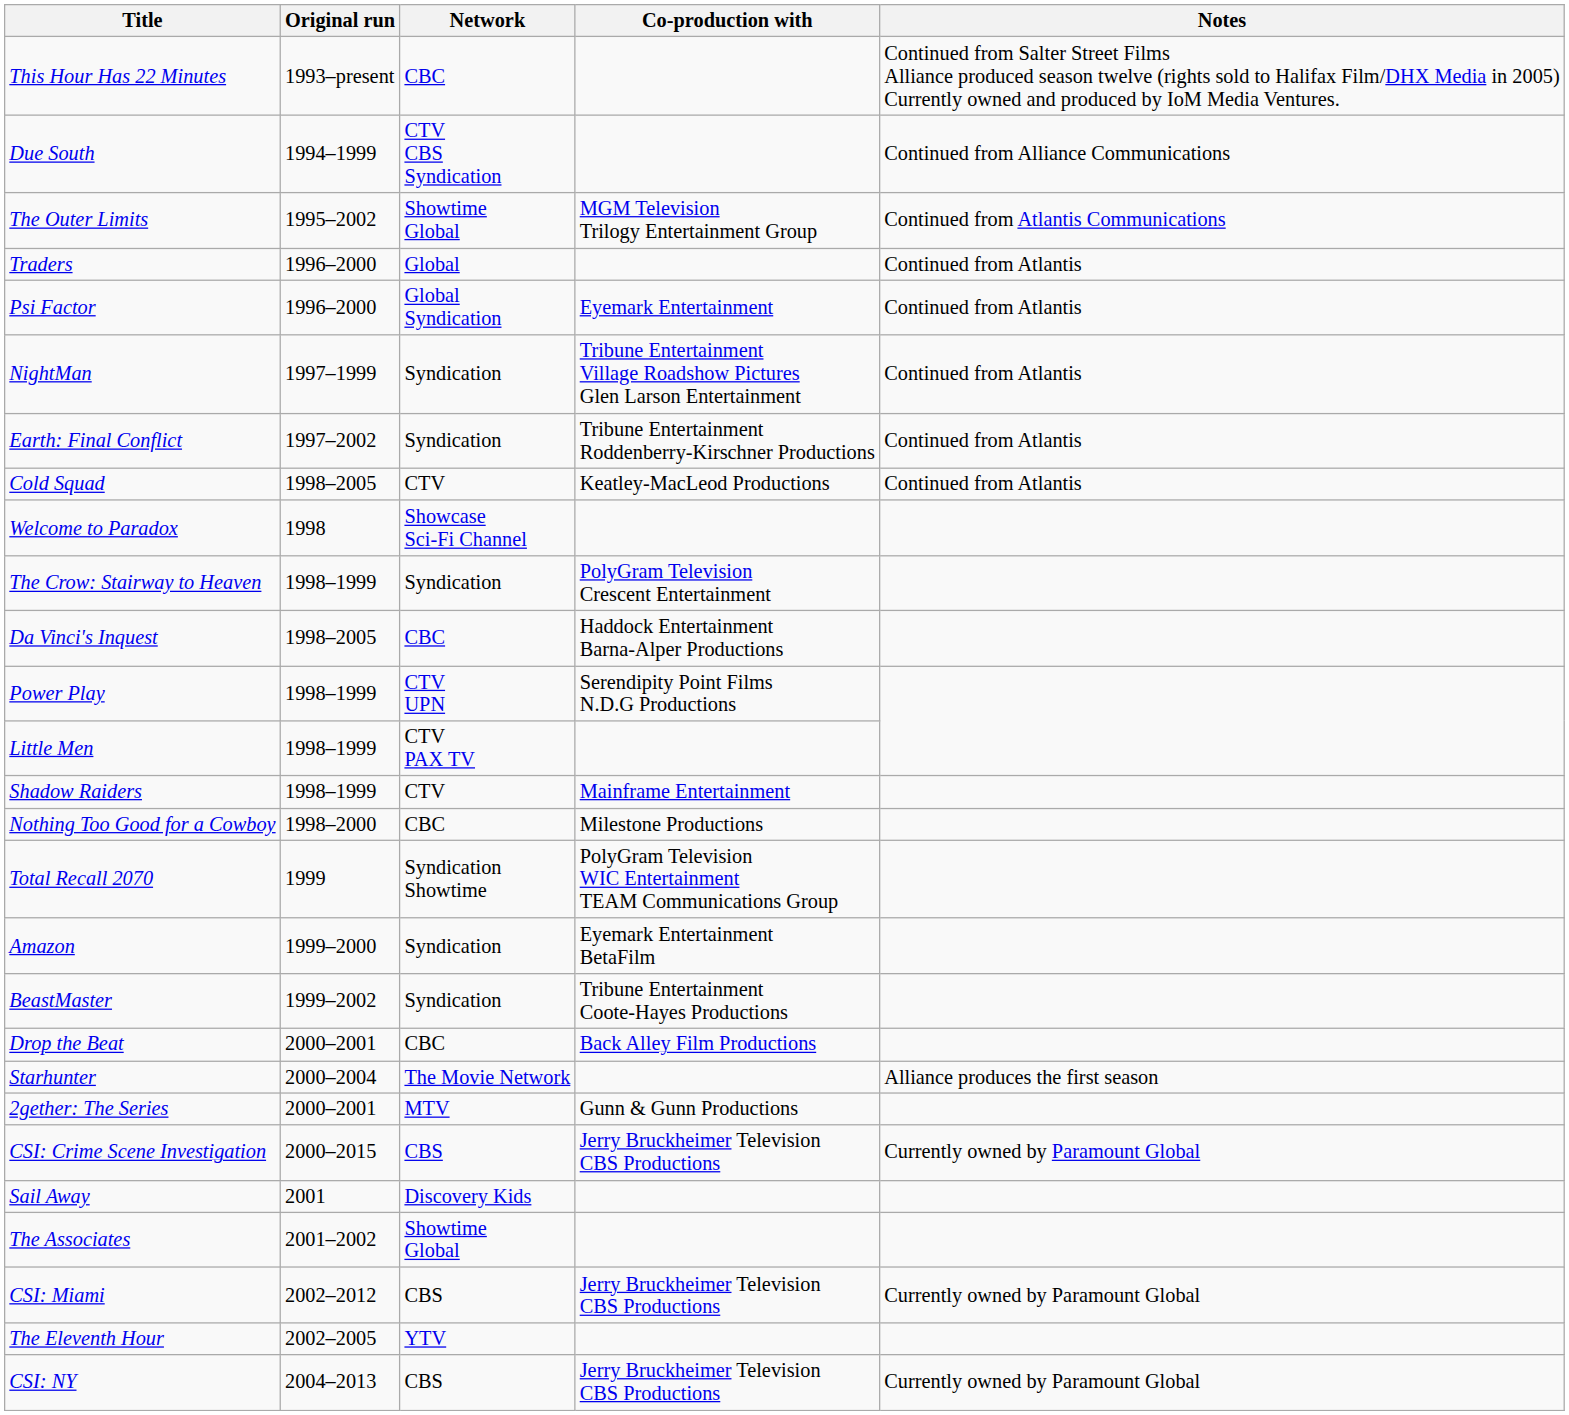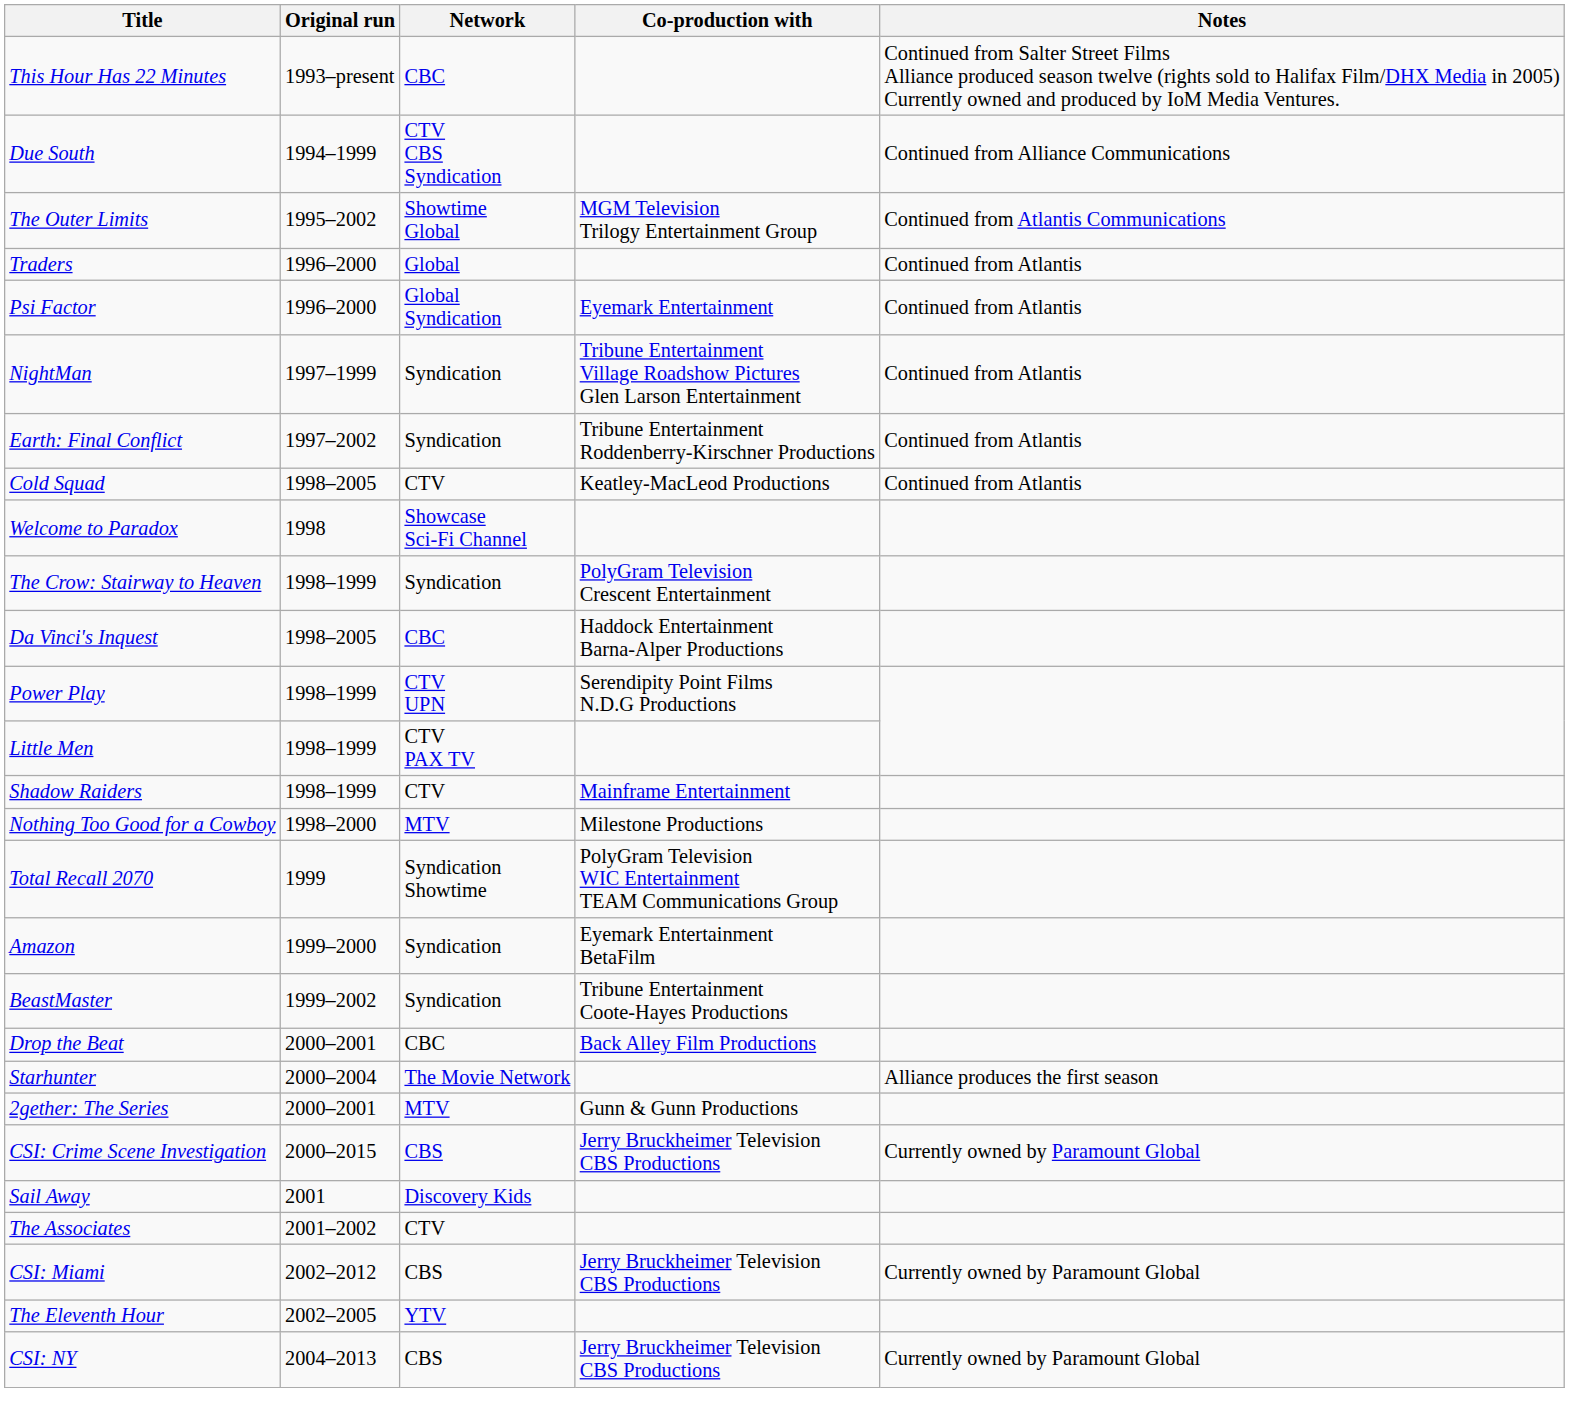(425, 824) CBC -> (427, 824) MTV
(446, 1239) Showtime Global -> (425, 1228) CTV
